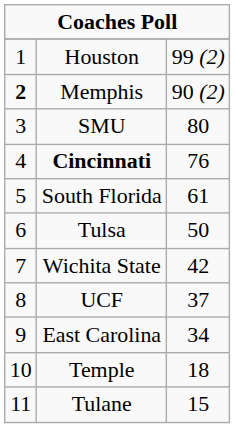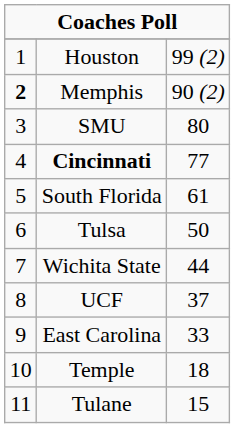(198, 160) 76 -> (198, 160) 77
(198, 265) 42 -> (198, 265) 44
(198, 334) 34 -> (198, 334) 33
